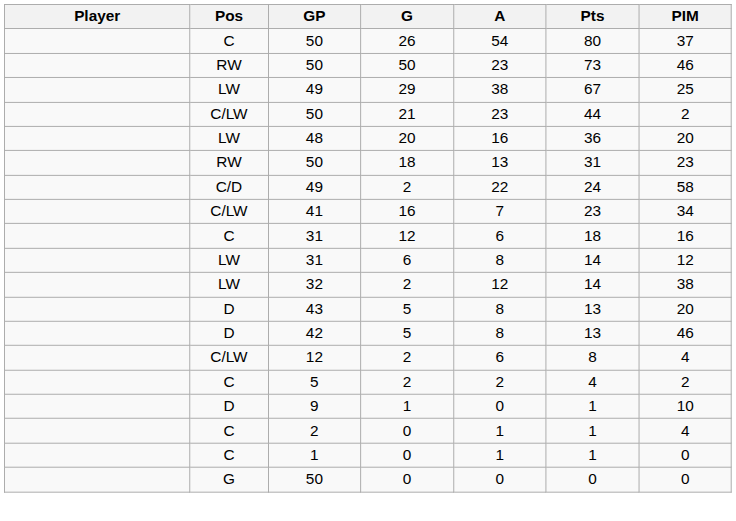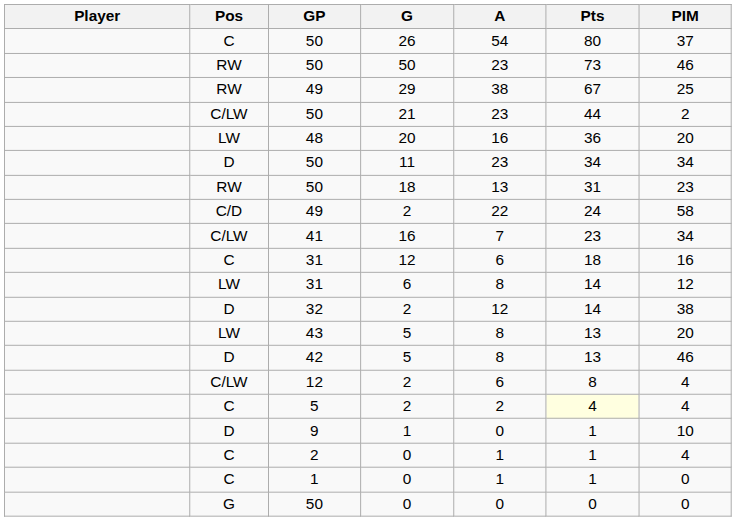(229, 89) LW -> (229, 89) RW
+ row: (314, 162)
(229, 284) LW -> (229, 308) D
(229, 308) D -> (229, 333) LW
(592, 382) no background -> (592, 406) lightyellow background
(685, 382) 2 -> (685, 406) 4
